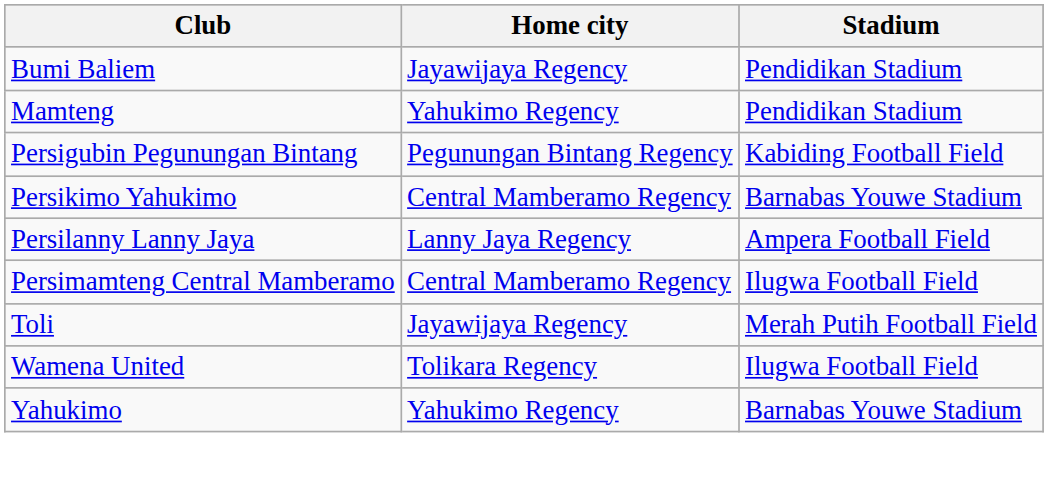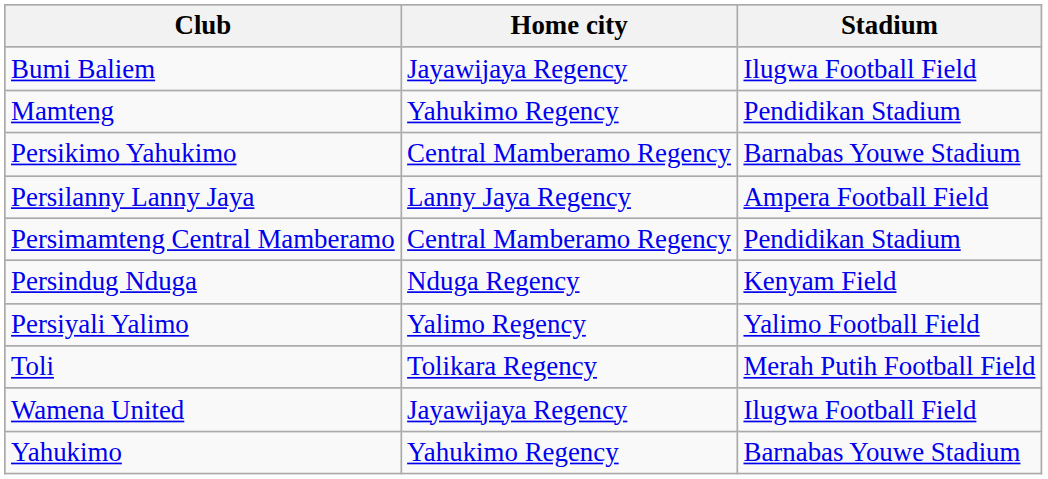(854, 68) Pendidikan Stadium -> (860, 68) Ilugwa Football Field
- row: (184, 153)
(861, 281) Ilugwa Football Field -> (852, 238) Pendidikan Stadium
+ row: (104, 281)
+ row: (100, 324)
(517, 324) Jayawijaya Regency -> (502, 366) Tolikara Regency
(502, 366) Tolikara Regency -> (517, 409) Jayawijaya Regency
